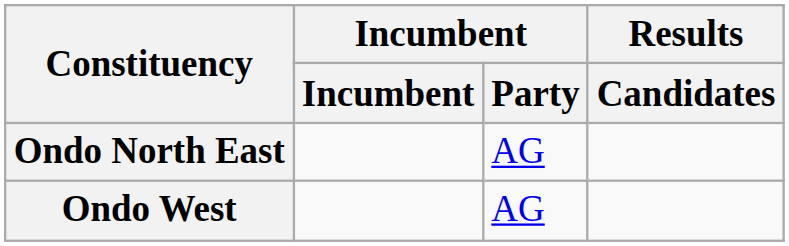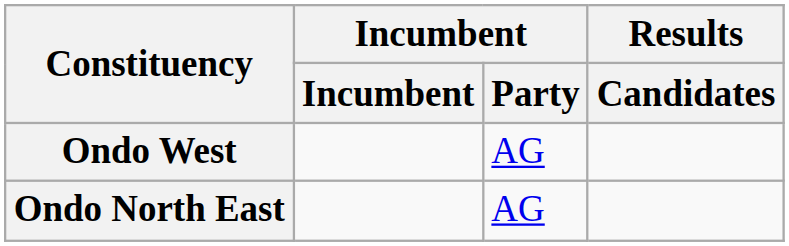rows swapped: (149, 151) <-> (149, 209)
